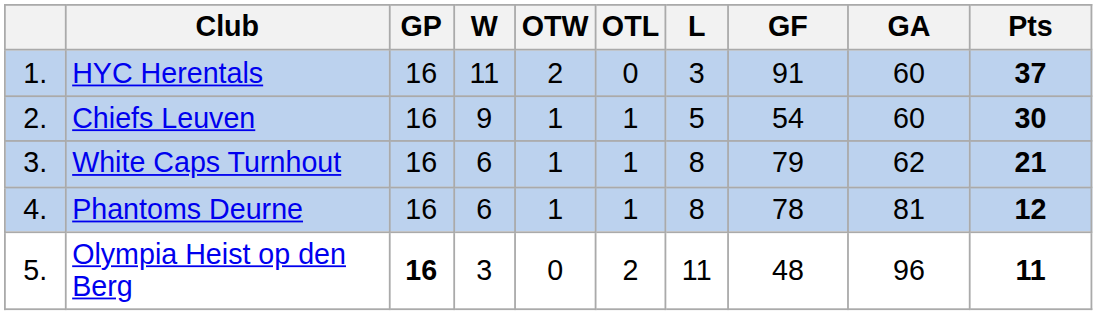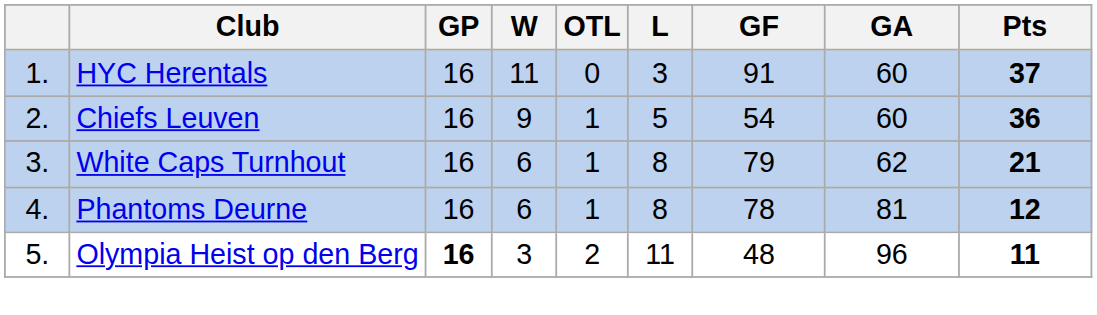- column: (555, 27)
(1031, 118) 30 -> (1025, 118) 36
